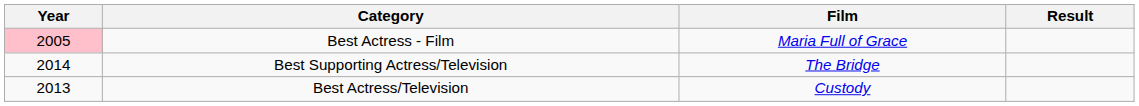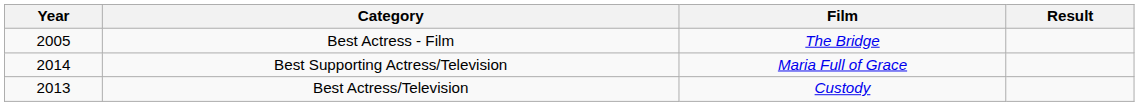(53, 40) pink background -> (53, 40) no background
(843, 40) Maria Full of Grace -> (843, 40) The Bridge
(843, 64) The Bridge -> (843, 64) Maria Full of Grace
